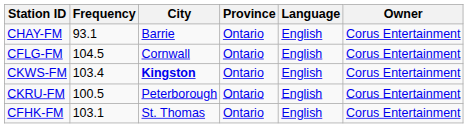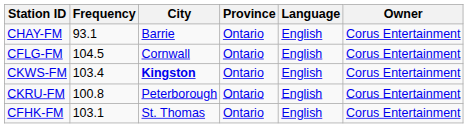(88, 93) 100.5 -> (88, 93) 100.8
